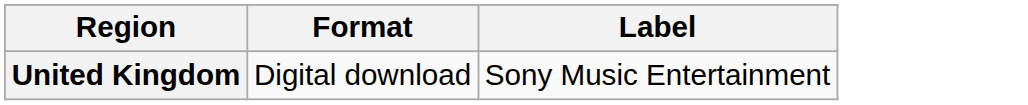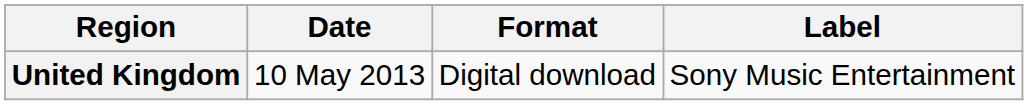+ column: (340, 27)
